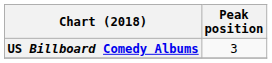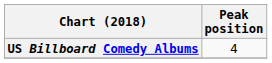(234, 48) 3 -> (234, 48) 4
